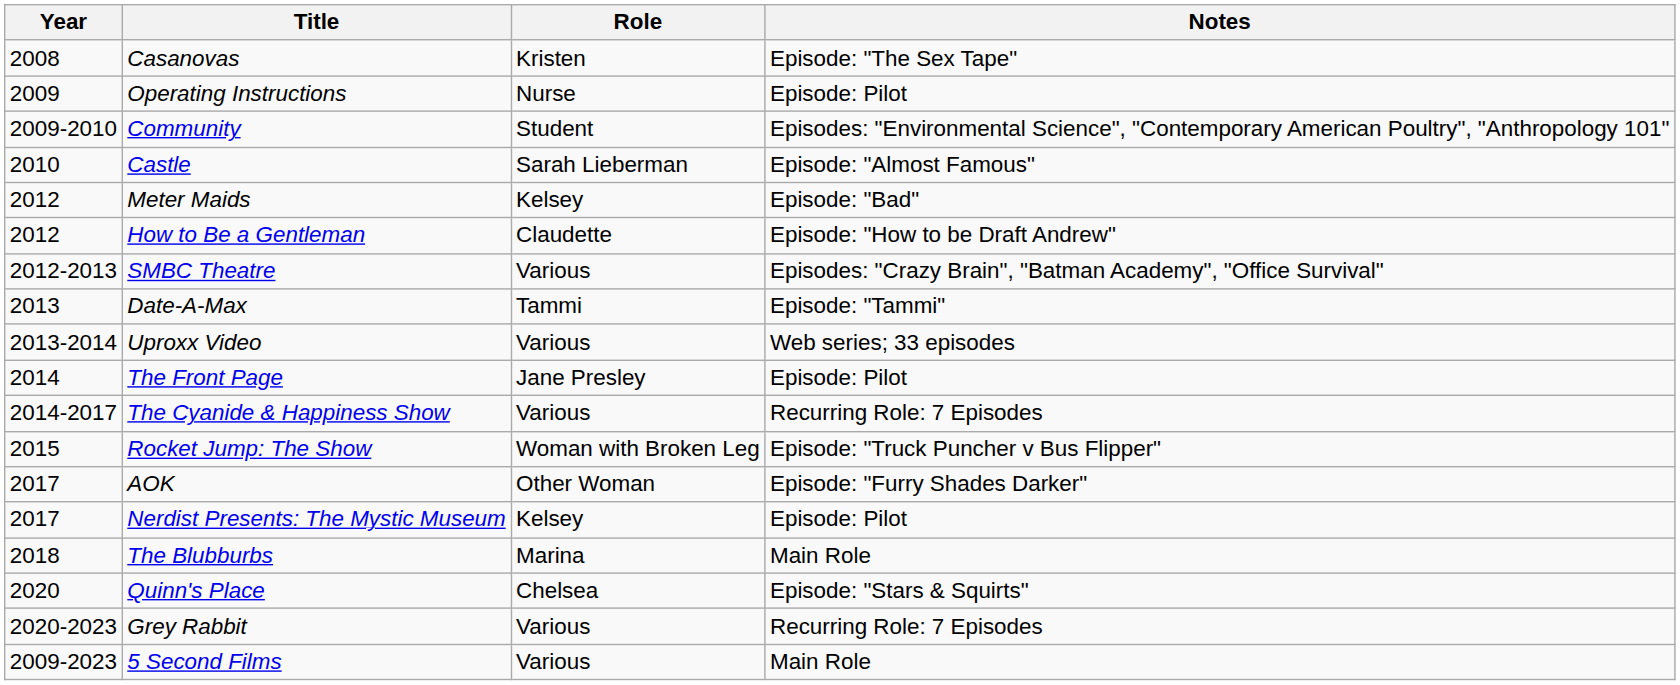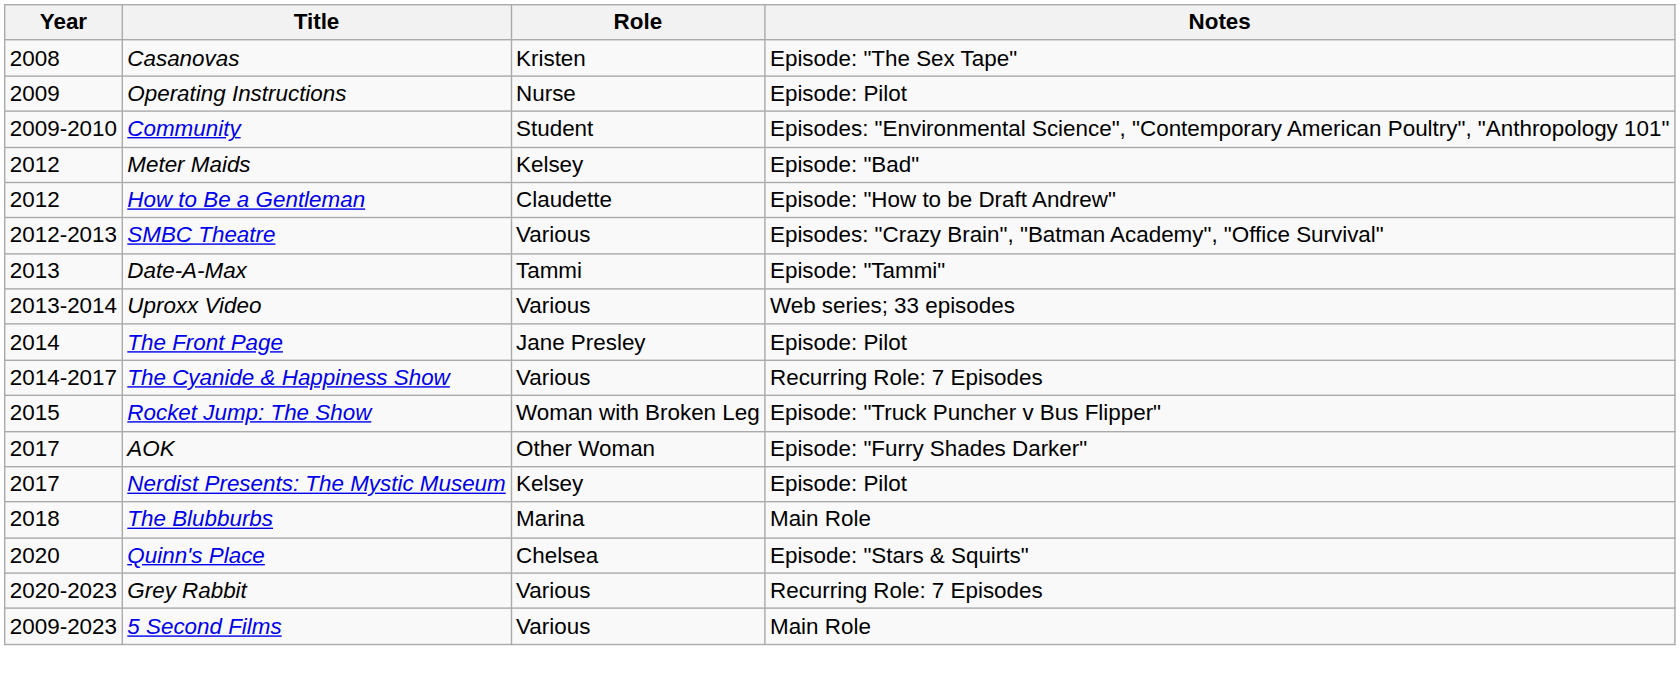- row: (159, 164)
